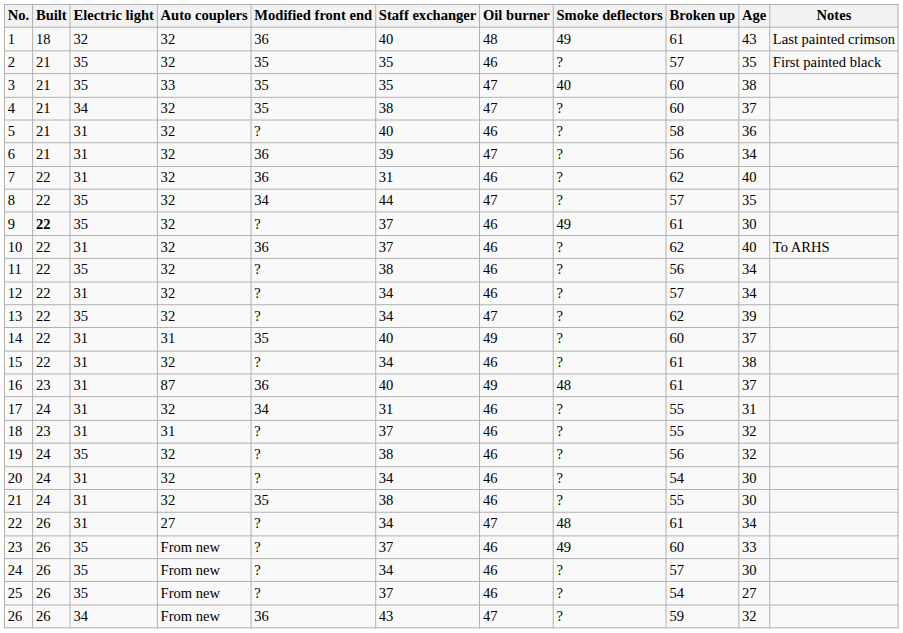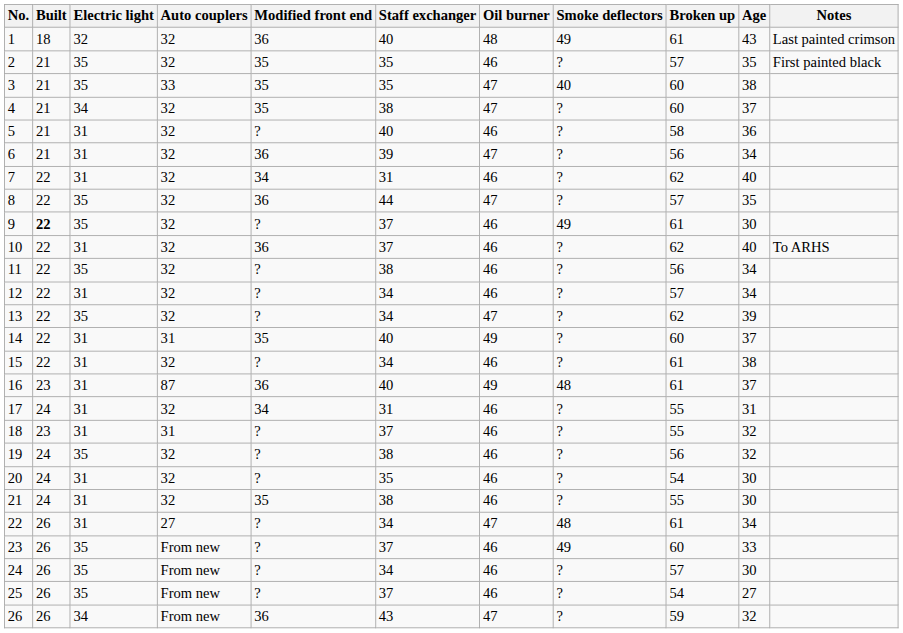(262, 177) 36 -> (262, 177) 34
(262, 200) 34 -> (262, 200) 36
(386, 477) 34 -> (386, 477) 35
